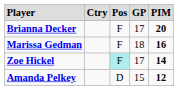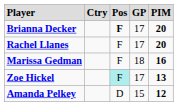(120, 28) normal -> (120, 28) bold
+ row: (38, 45)
(161, 61) 14 -> (161, 77) 13
